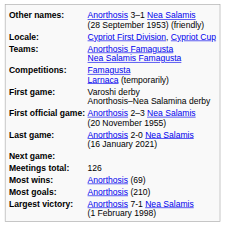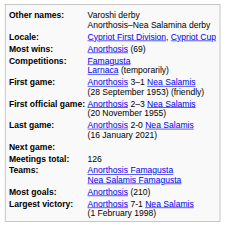(146, 20) Anorthosis 3–1 Nea Salamis (28 September 1953) (friendly) -> (149, 20) Varoshi derby Anorthosis–Nea Salamina derby
rows swapped: (24, 49) <-> (31, 180)
(149, 96) Varoshi derby Anorthosis–Nea Salamina derby -> (146, 87) Anorthosis 3–1 Nea Salamis (28 September 1953) (friendly)
